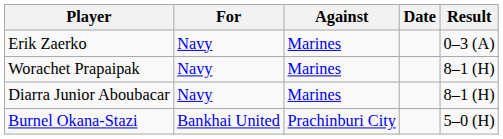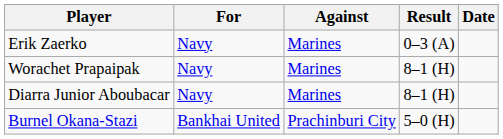columns swapped: (469, 17) <-> (420, 17)
